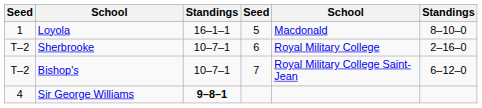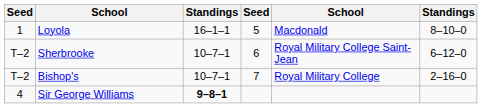(327, 47) Royal Military College -> (343, 53) Royal Military College Saint-Jean
(448, 47) 2–16–0 -> (448, 53) 6–12–0
(343, 71) Royal Military College Saint-Jean -> (327, 77) Royal Military College
(448, 71) 6–12–0 -> (448, 77) 2–16–0
